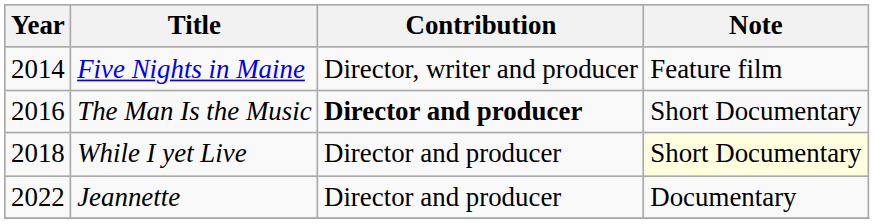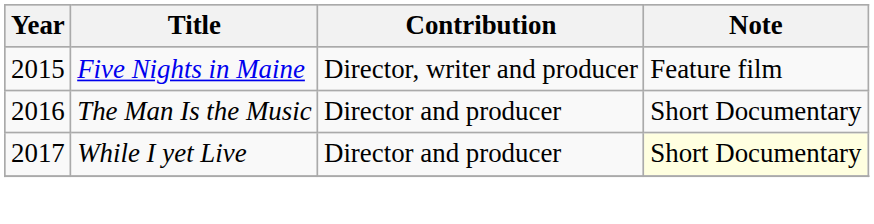(38, 68) 2014 -> (38, 68) 2015
(453, 111) bold -> (443, 111) normal
(38, 153) 2018 -> (38, 153) 2017
- row: (129, 196)
